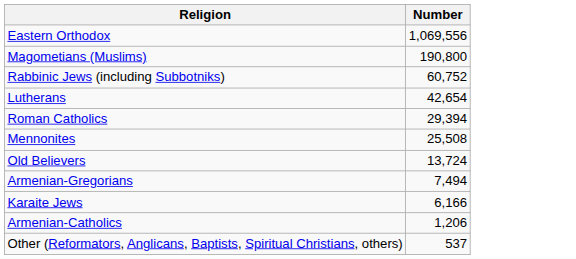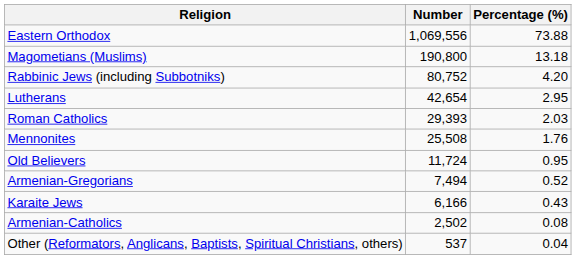+ column: (521, 14)
(447, 77) 60,752 -> (447, 77) 80,752
(447, 118) 29,394 -> (447, 118) 29,393
(447, 160) 13,724 -> (448, 160) 11,724
(451, 222) 1,206 -> (451, 222) 2,502
